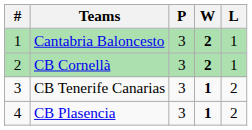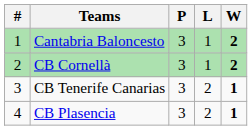columns swapped: (208, 16) <-> (234, 16)
